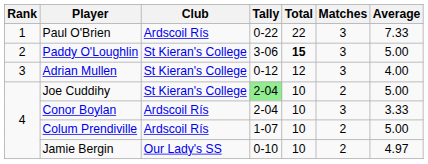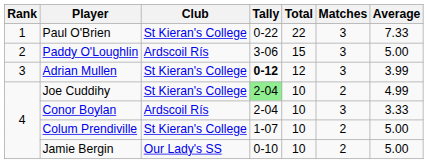(176, 33) Ardscoil Rís -> (195, 33) St Kieran's College
(195, 52) St Kieran's College -> (176, 52) Ardscoil Rís
(299, 52) bold -> (299, 52) normal
(266, 71) normal -> (266, 71) bold
(397, 71) 4.00 -> (397, 71) 3.99
(397, 91) 5.00 -> (397, 91) 4.99
(176, 129) Ardscoil Rís -> (195, 129) St Kieran's College
(397, 149) 4.97 -> (397, 149) 5.00
